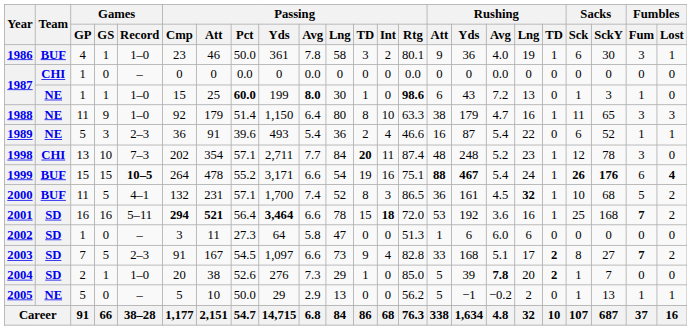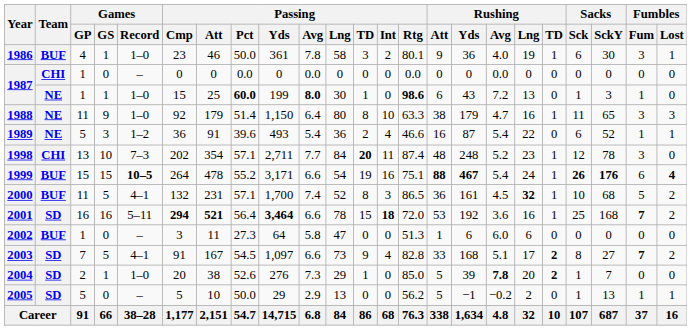(140, 134) 2–3 -> (140, 134) 1–2
(53, 235) SD -> (53, 235) BUF
(140, 255) 2–3 -> (140, 255) 4–1
(53, 295) NE -> (53, 295) SD
